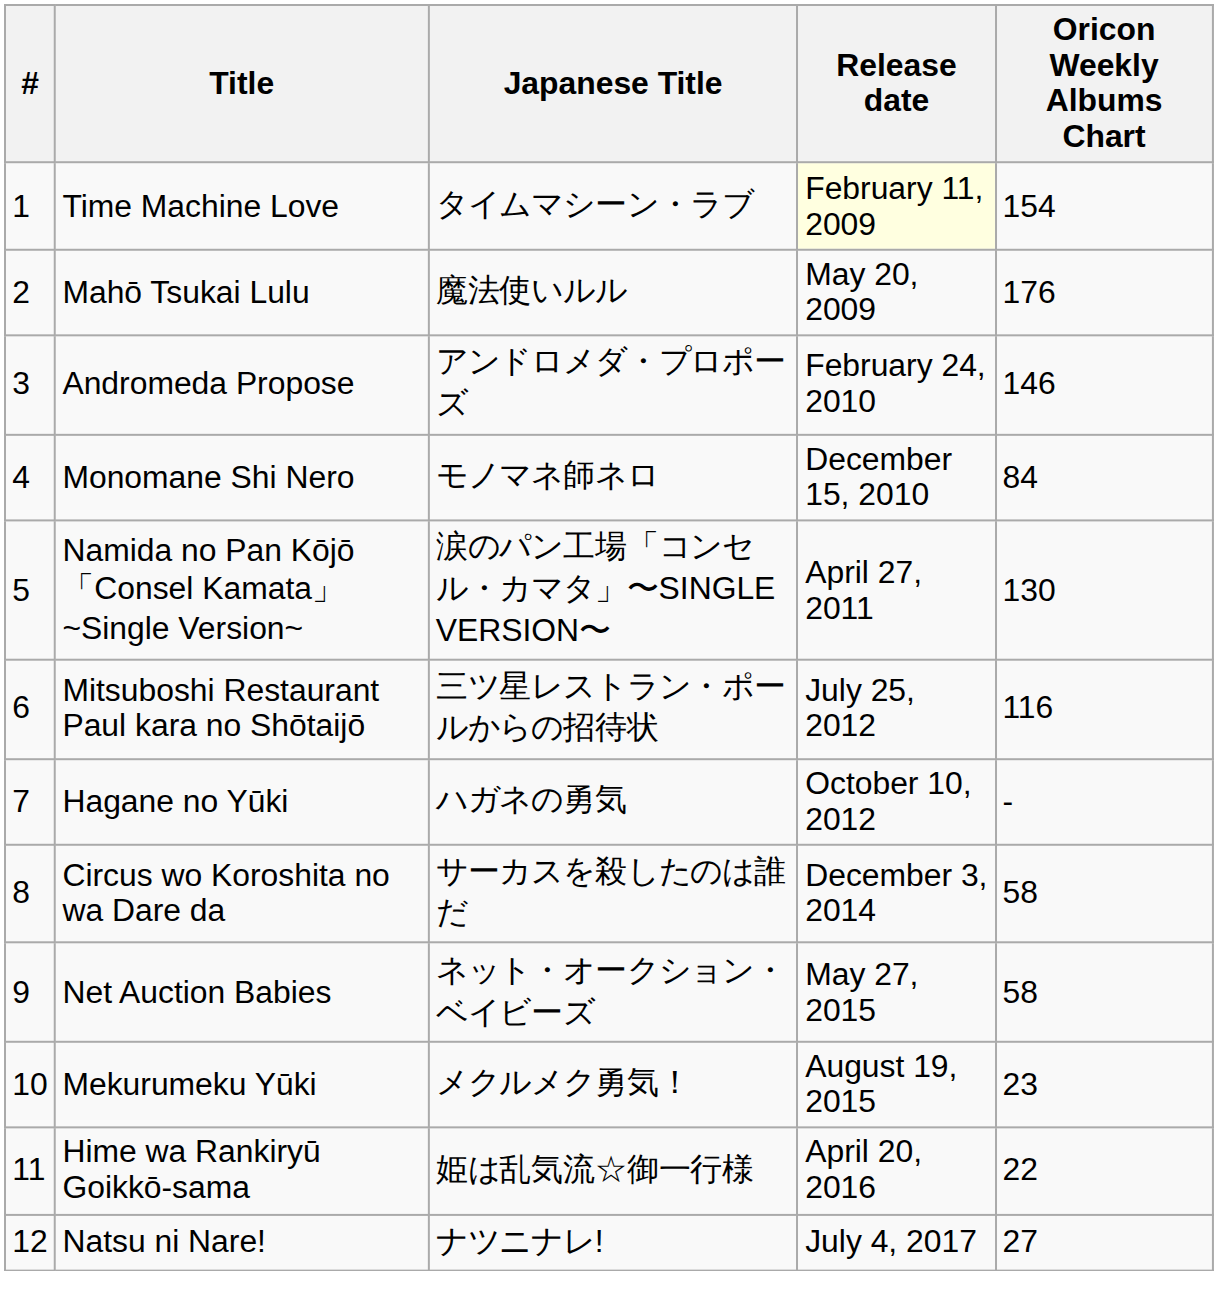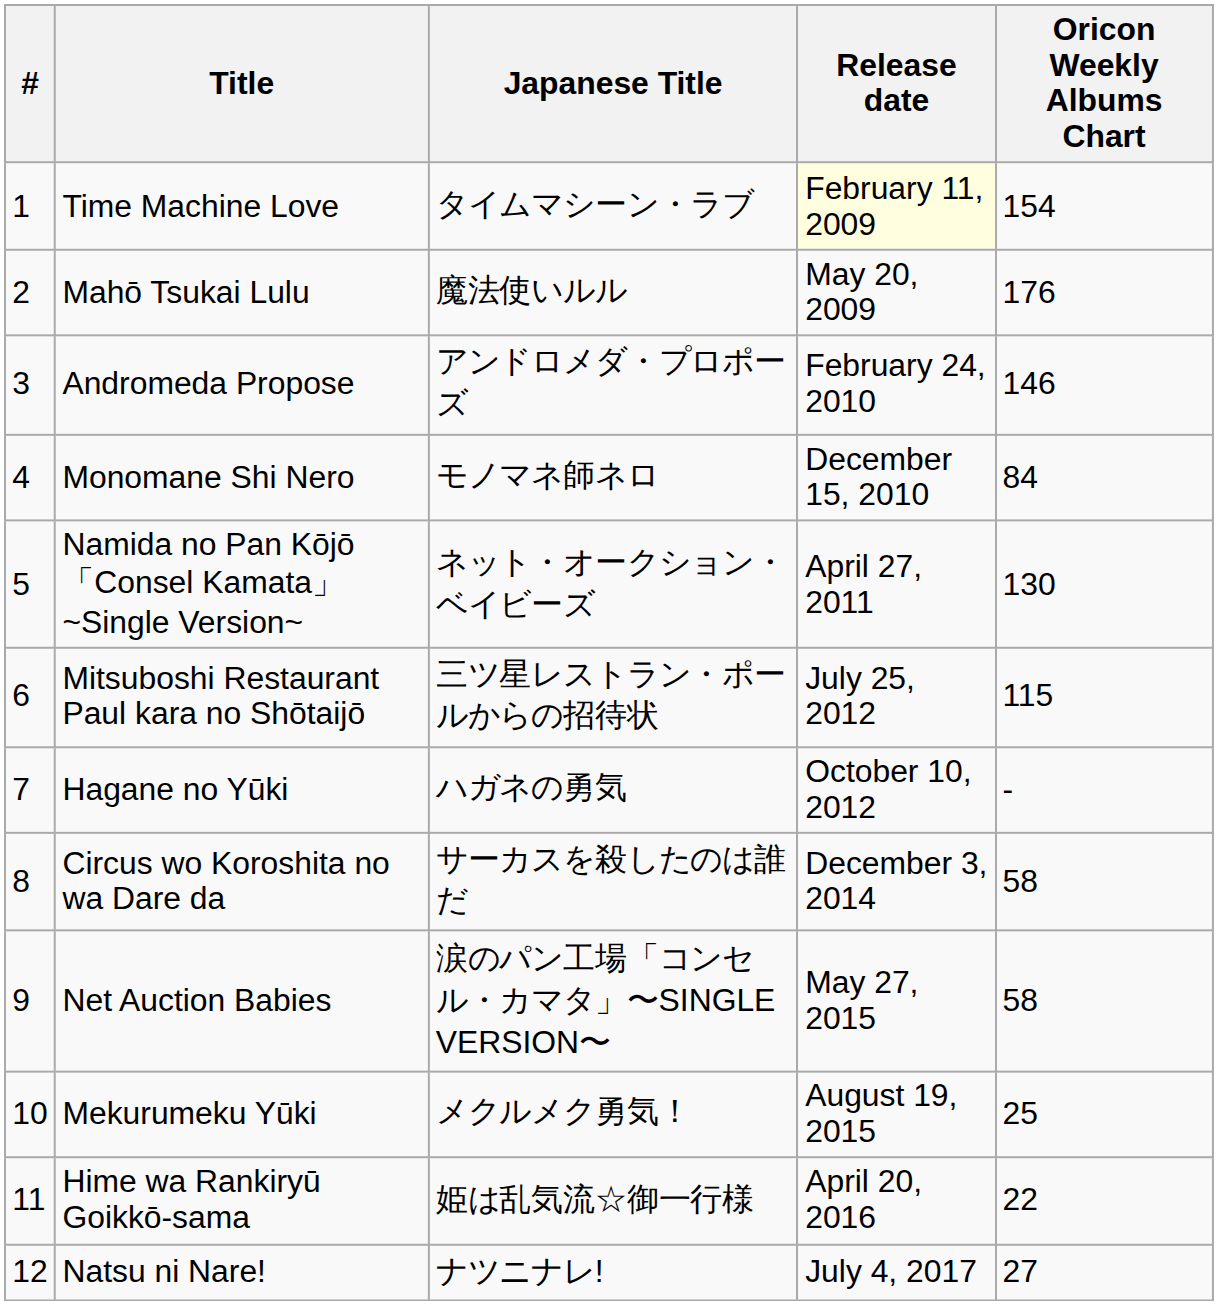(606, 588) 涙のパン工場「コンセル・カマタ」〜SINGLE VERSION〜 -> (611, 582) ネット・オークション・ベイビーズ
(1028, 708) 116 -> (1028, 696) 115
(611, 990) ネット・オークション・ベイビーズ -> (606, 999) 涙のパン工場「コンセル・カマタ」〜SINGLE VERSION〜
(1020, 1083) 23 -> (1020, 1113) 25
